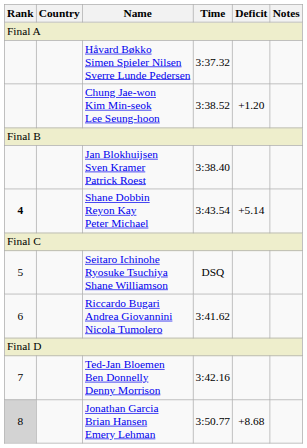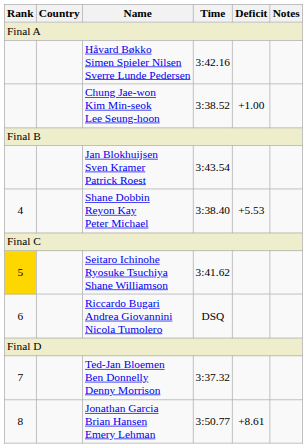(213, 62) 3:37.32 -> (213, 62) 3:42.16
(251, 105) +1.20 -> (251, 105) +1.00
(213, 167) 3:38.40 -> (213, 167) 3:43.54
(20, 211) bold -> (20, 211) normal
(213, 211) 3:43.54 -> (213, 211) 3:38.40
(251, 211) +5.14 -> (251, 211) +5.53
(20, 272) no background -> (20, 272) gold background
(213, 272) DSQ -> (213, 272) 3:41.62
(213, 316) 3:41.62 -> (213, 316) DSQ
(213, 377) 3:42.16 -> (213, 377) 3:37.32
(20, 421) lightgrey background -> (20, 421) no background
(251, 421) +8.68 -> (251, 421) +8.61
